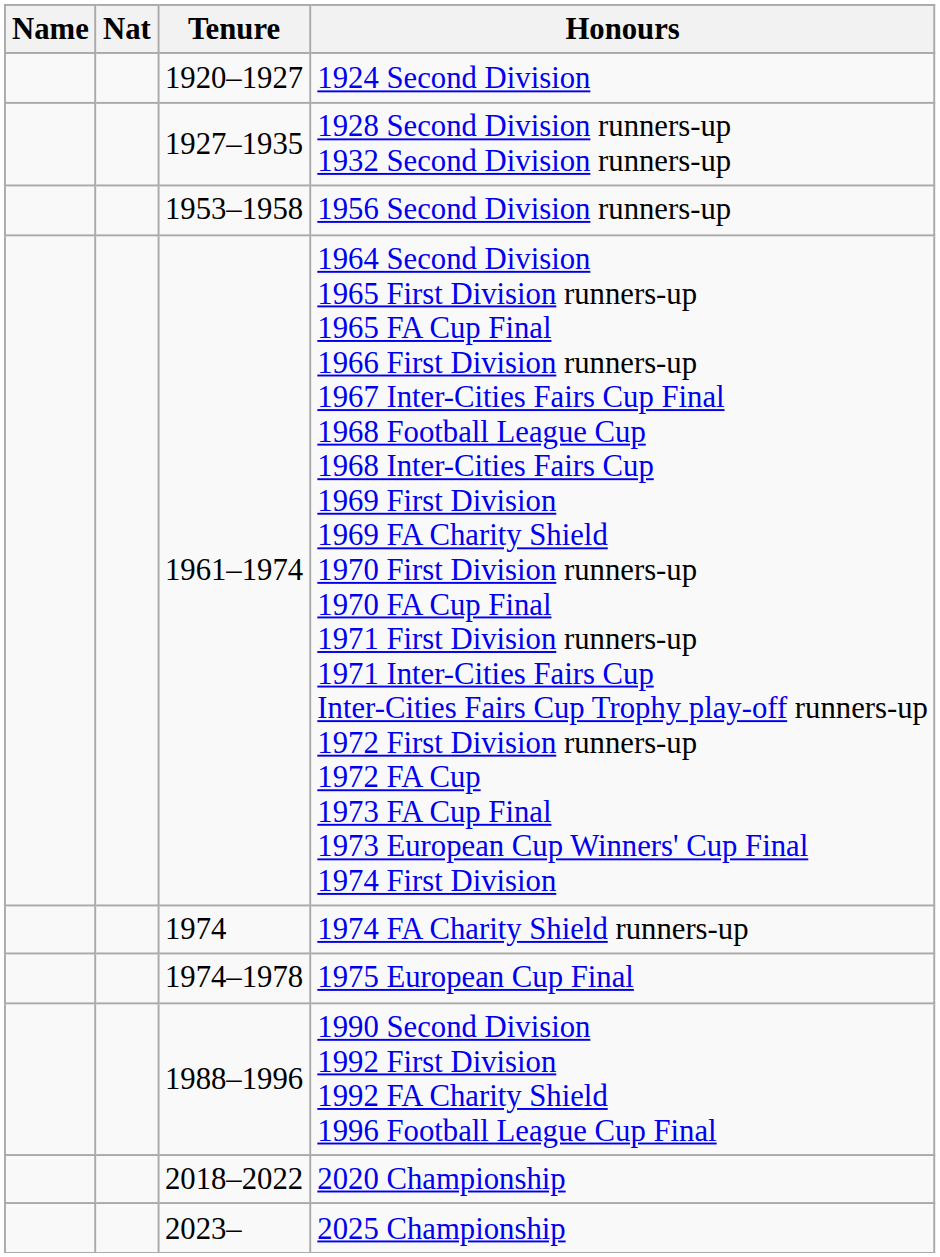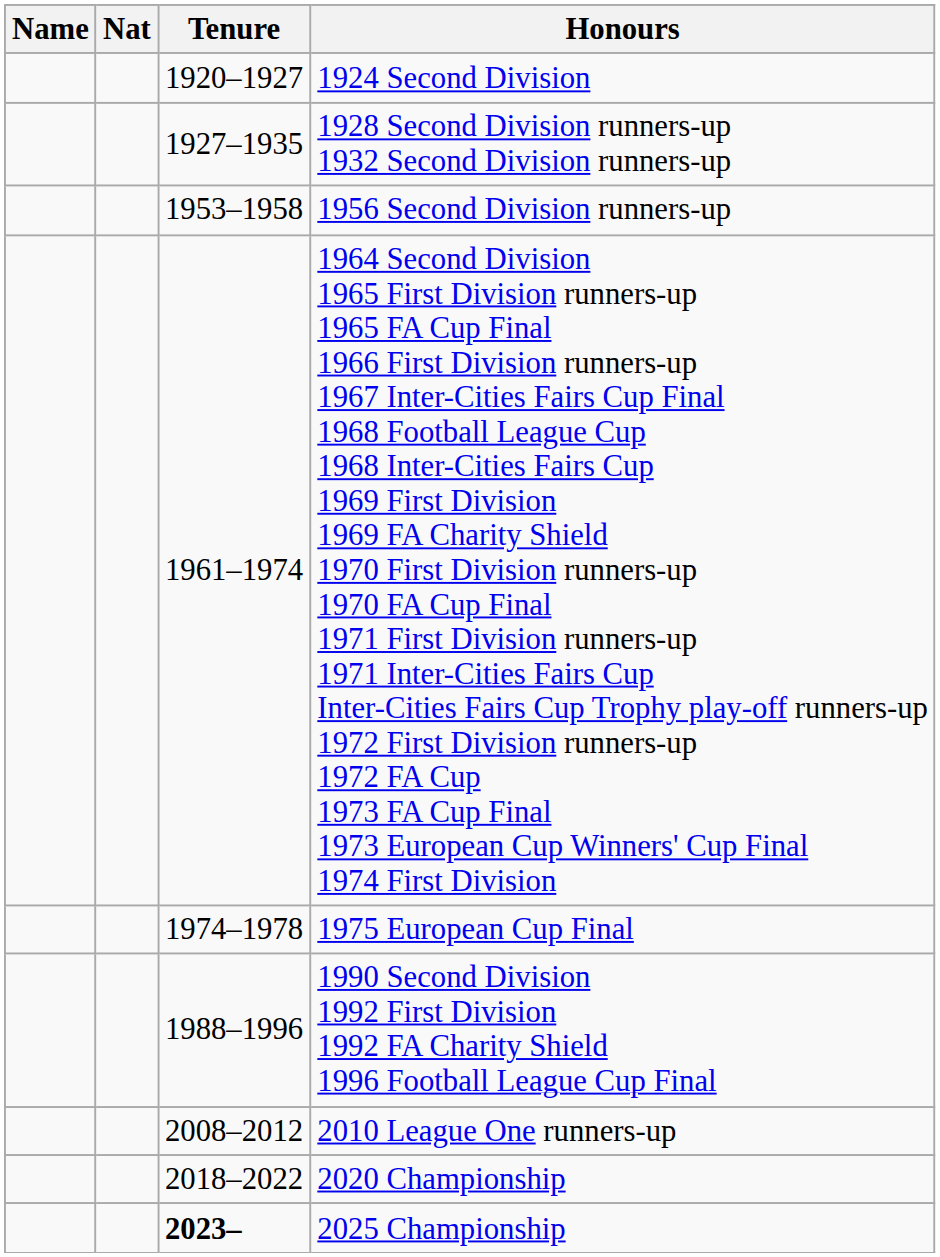- row: (533, 929)
+ row: (497, 1130)
(203, 1227) normal -> (203, 1227) bold
